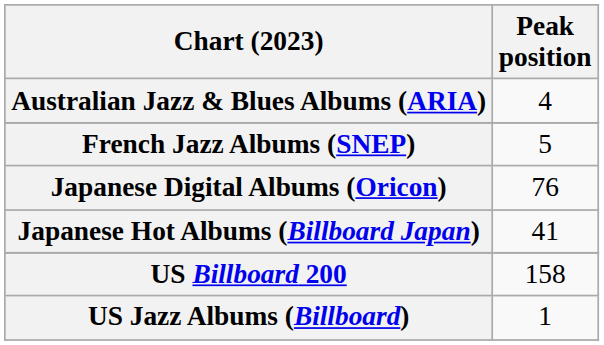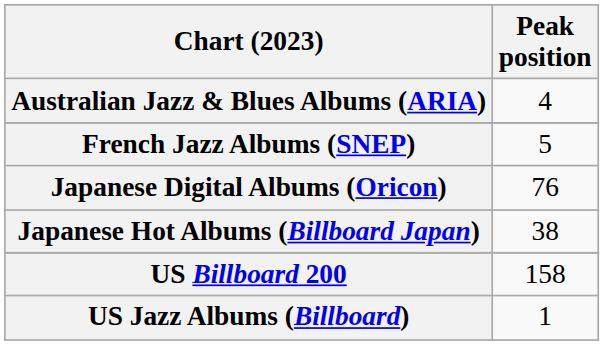(545, 230) 41 -> (545, 230) 38
